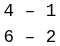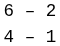rows swapped: (30, 12) <-> (30, 37)
